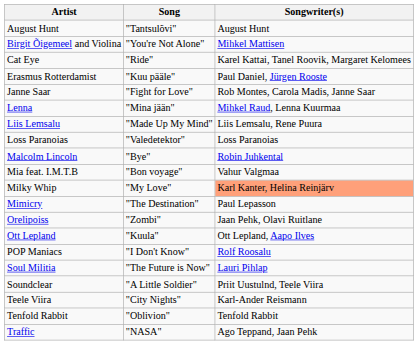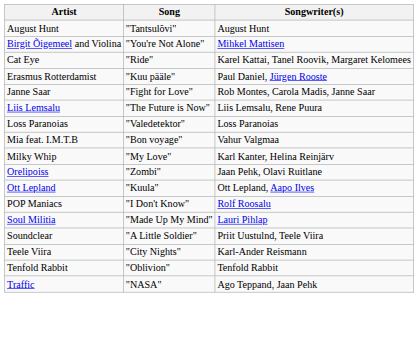- row: (20, 108)
(169, 124) "Made Up My Mind" -> (168, 108) "The Future is Now"
- row: (42, 156)
(276, 188) lightsalmon background -> (276, 156) no background
- row: (25, 204)
(168, 268) "The Future is Now" -> (169, 220) "Made Up My Mind"
